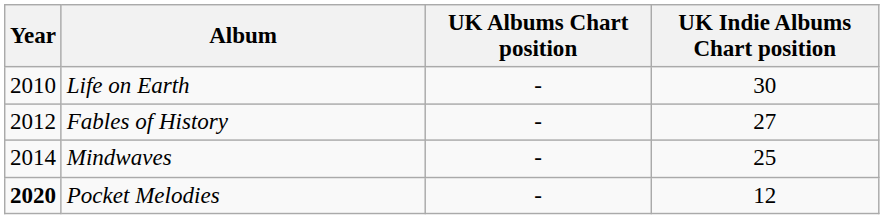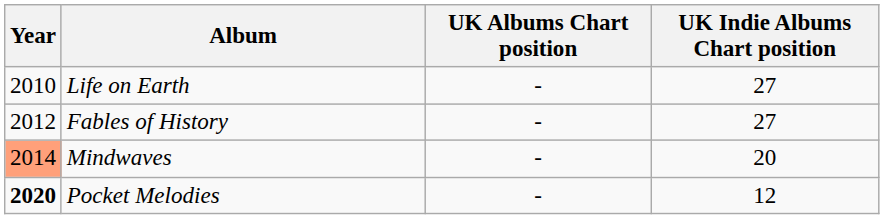(765, 85) 30 -> (765, 85) 27
(33, 158) no background -> (33, 158) lightsalmon background
(765, 158) 25 -> (765, 158) 20
